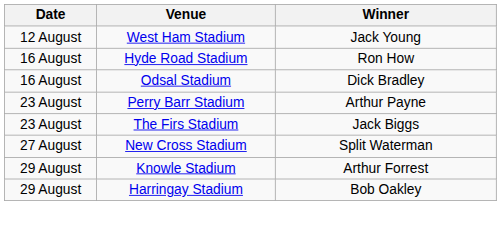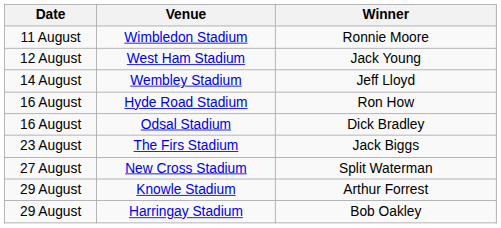+ row: (186, 37)
+ row: (186, 80)
- row: (186, 102)
